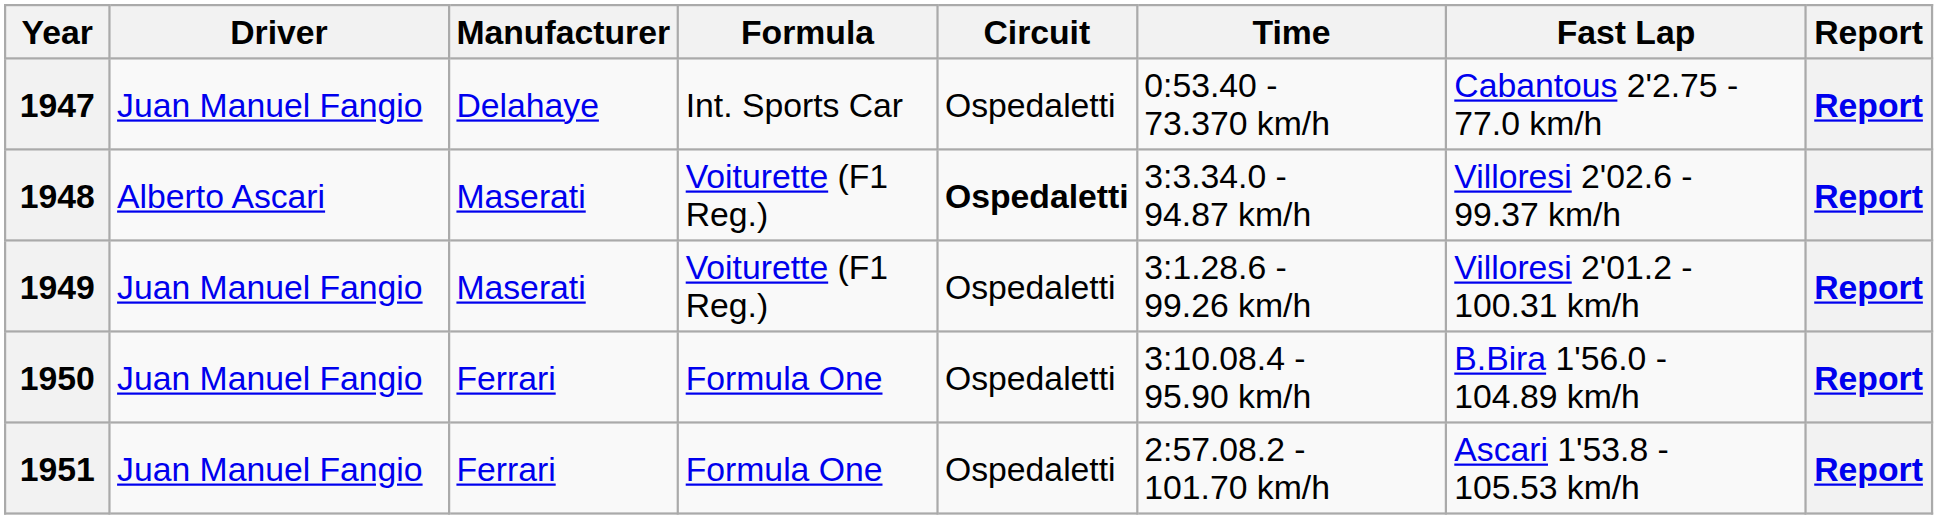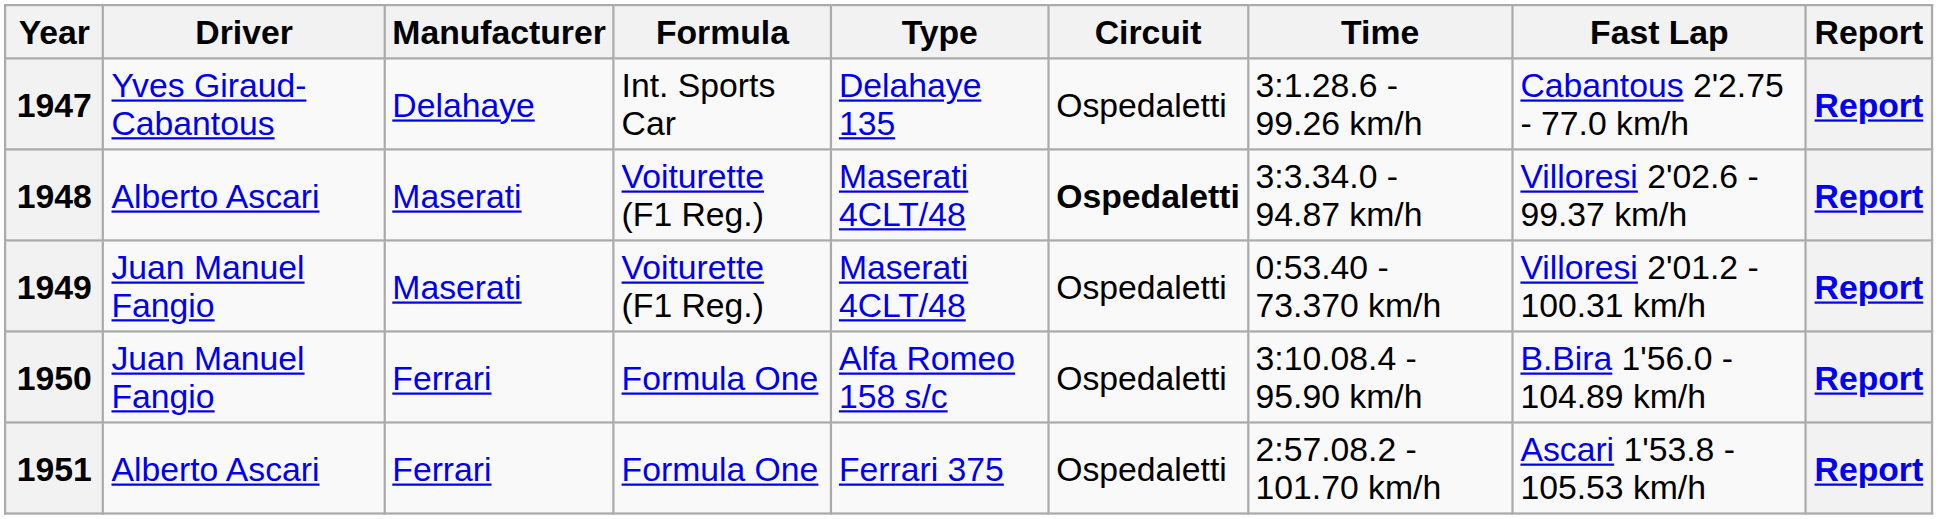+ column: (940, 32)
(270, 104) Juan Manuel Fangio -> (209, 104) Yves Giraud-Cabantous
(1237, 104) 0:53.40 - 73.370 km/h -> (1339, 104) 3:1.28.6 - 99.26 km/h
(1228, 287) 3:1.28.6 - 99.26 km/h -> (1348, 287) 0:53.40 - 73.370 km/h
(270, 469) Juan Manuel Fangio -> (216, 469) Alberto Ascari
